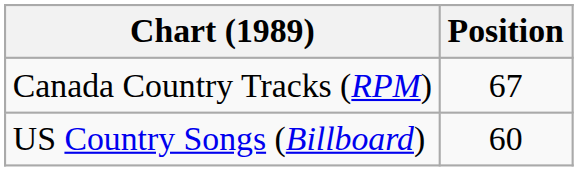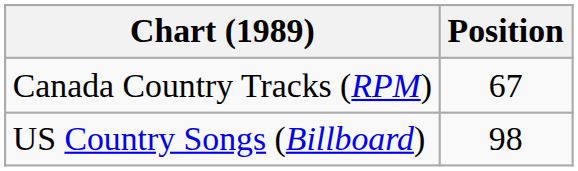(506, 138) 60 -> (506, 138) 98
